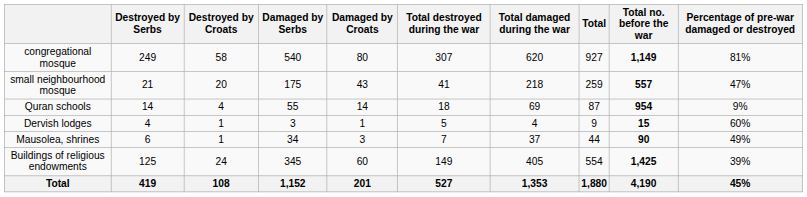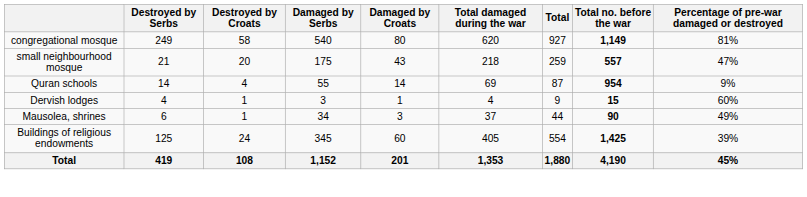- column: (444, 24)
